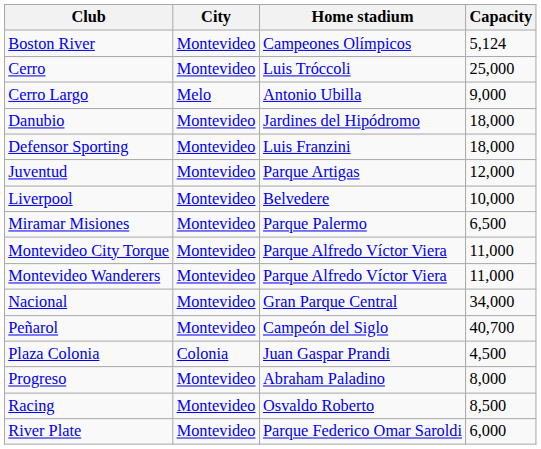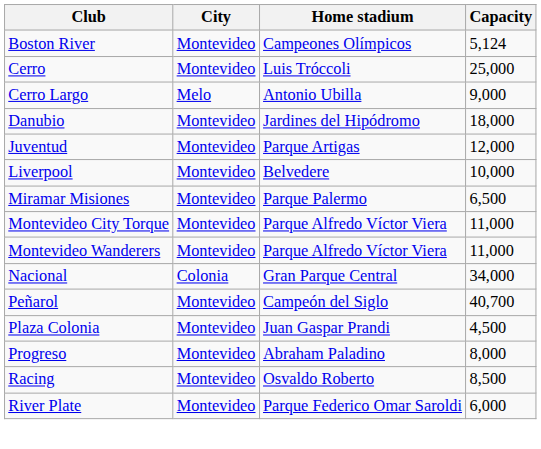- row: (68, 146)
(216, 302) Montevideo -> (202, 276) Colonia
(202, 353) Colonia -> (216, 328) Montevideo
